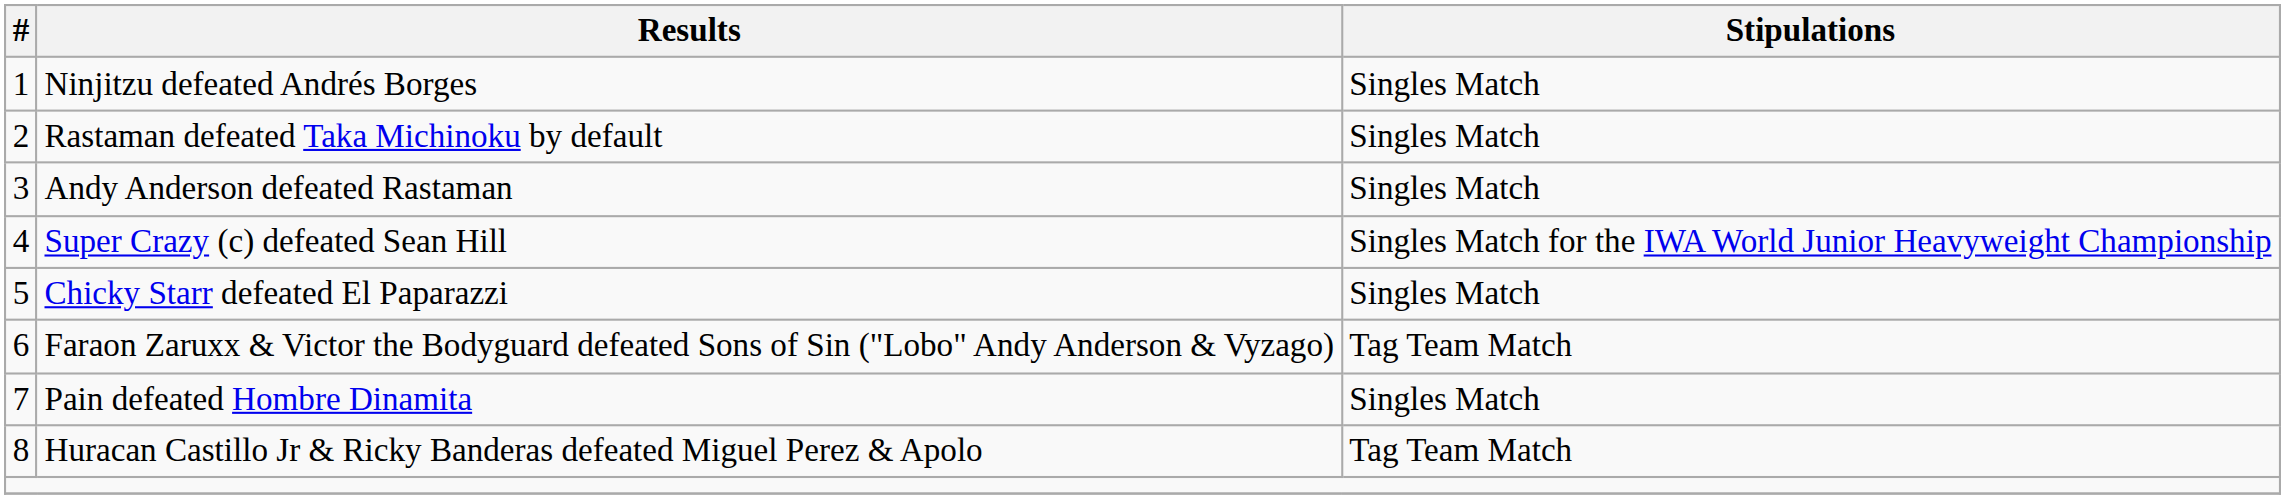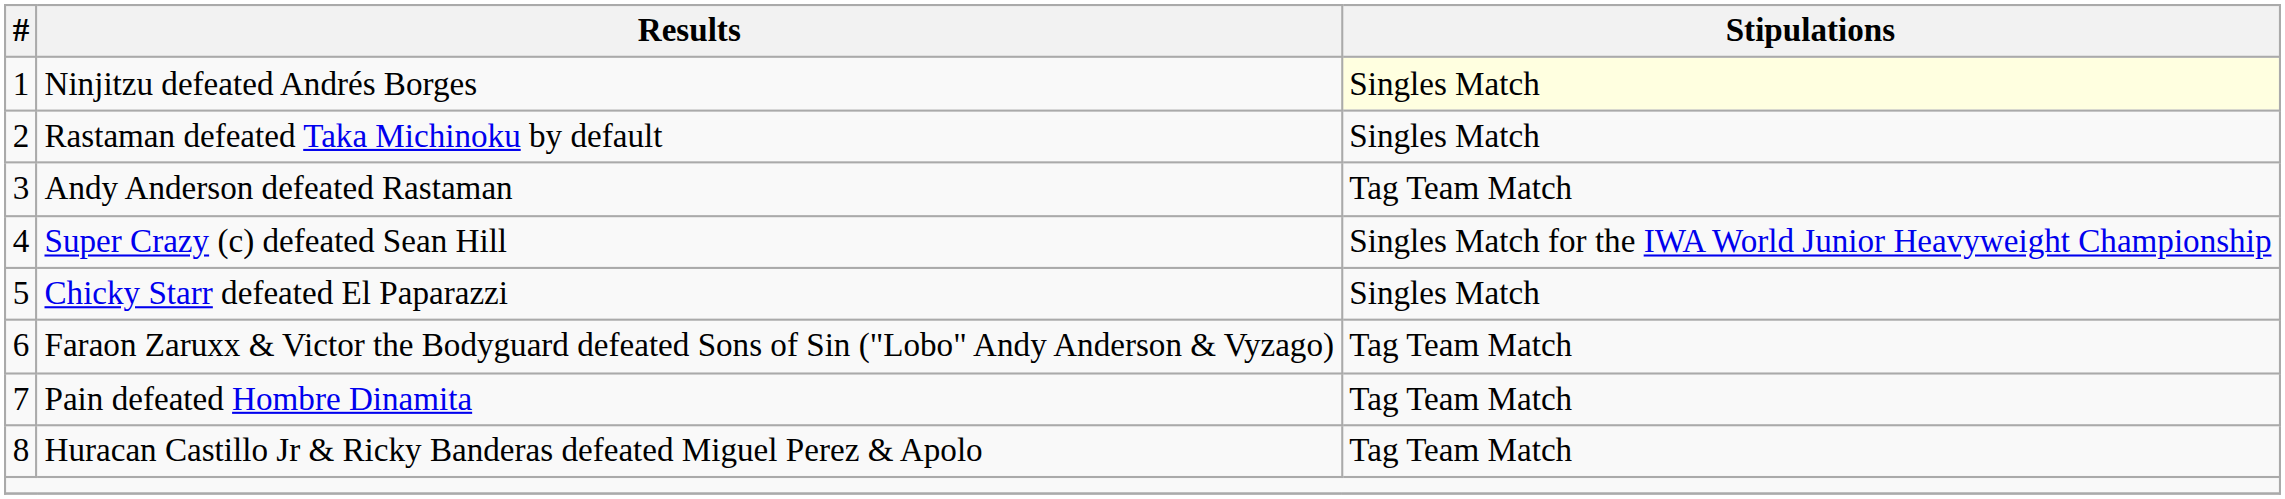(1445, 83) no background -> (1445, 83) lightyellow background
(1445, 188) Singles Match -> (1461, 188) Tag Team Match
(1445, 398) Singles Match -> (1461, 398) Tag Team Match
